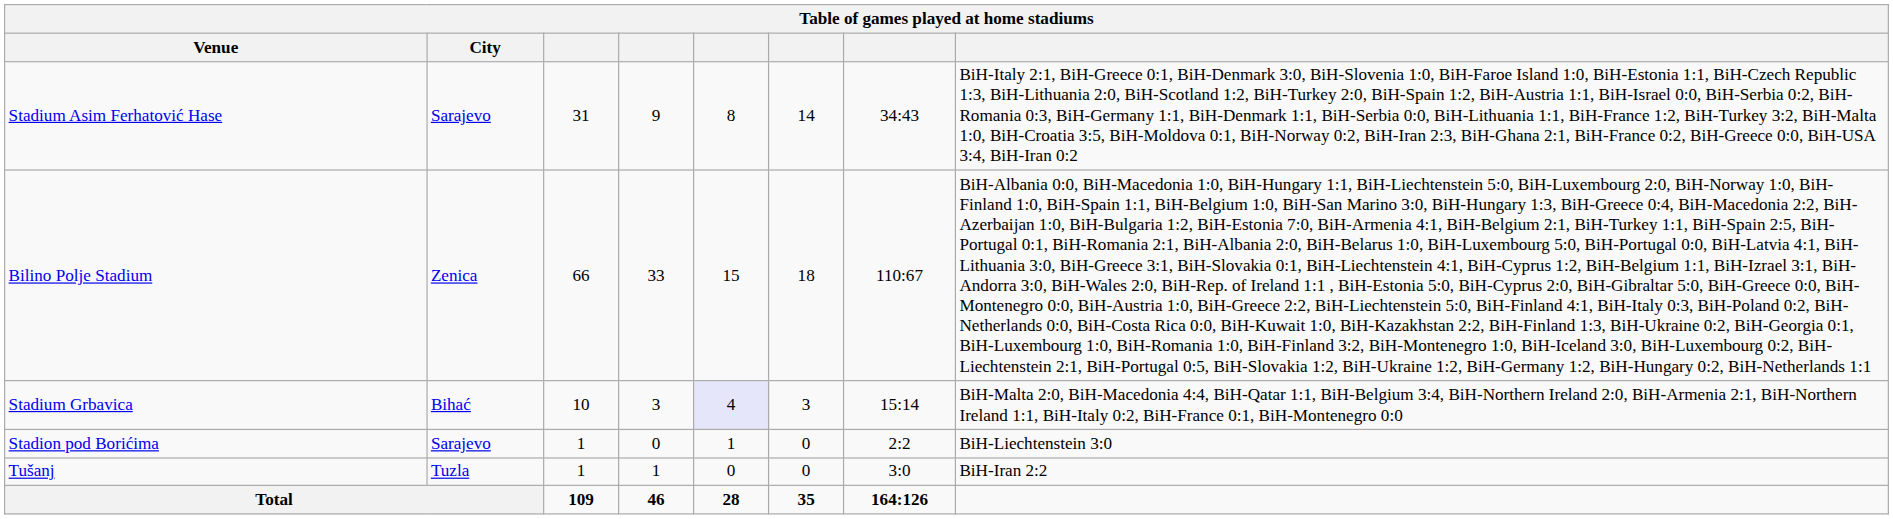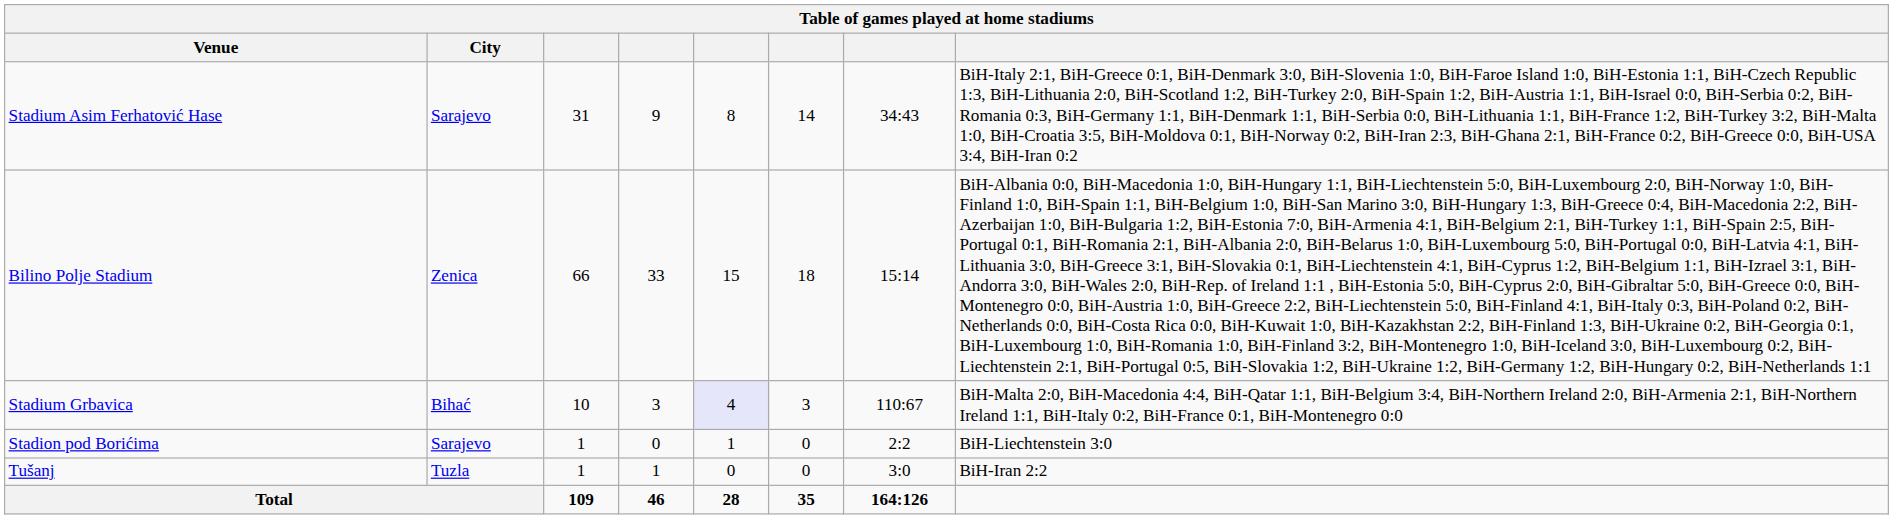(900, 275) 110:67 -> (900, 275) 15:14
(900, 405) 15:14 -> (900, 405) 110:67
